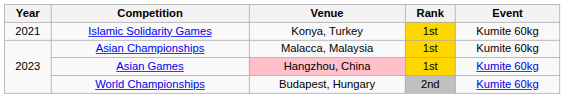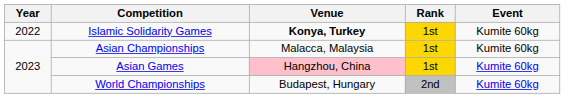(28, 31) 2021 -> (28, 31) 2022
(327, 31) normal -> (327, 31) bold
